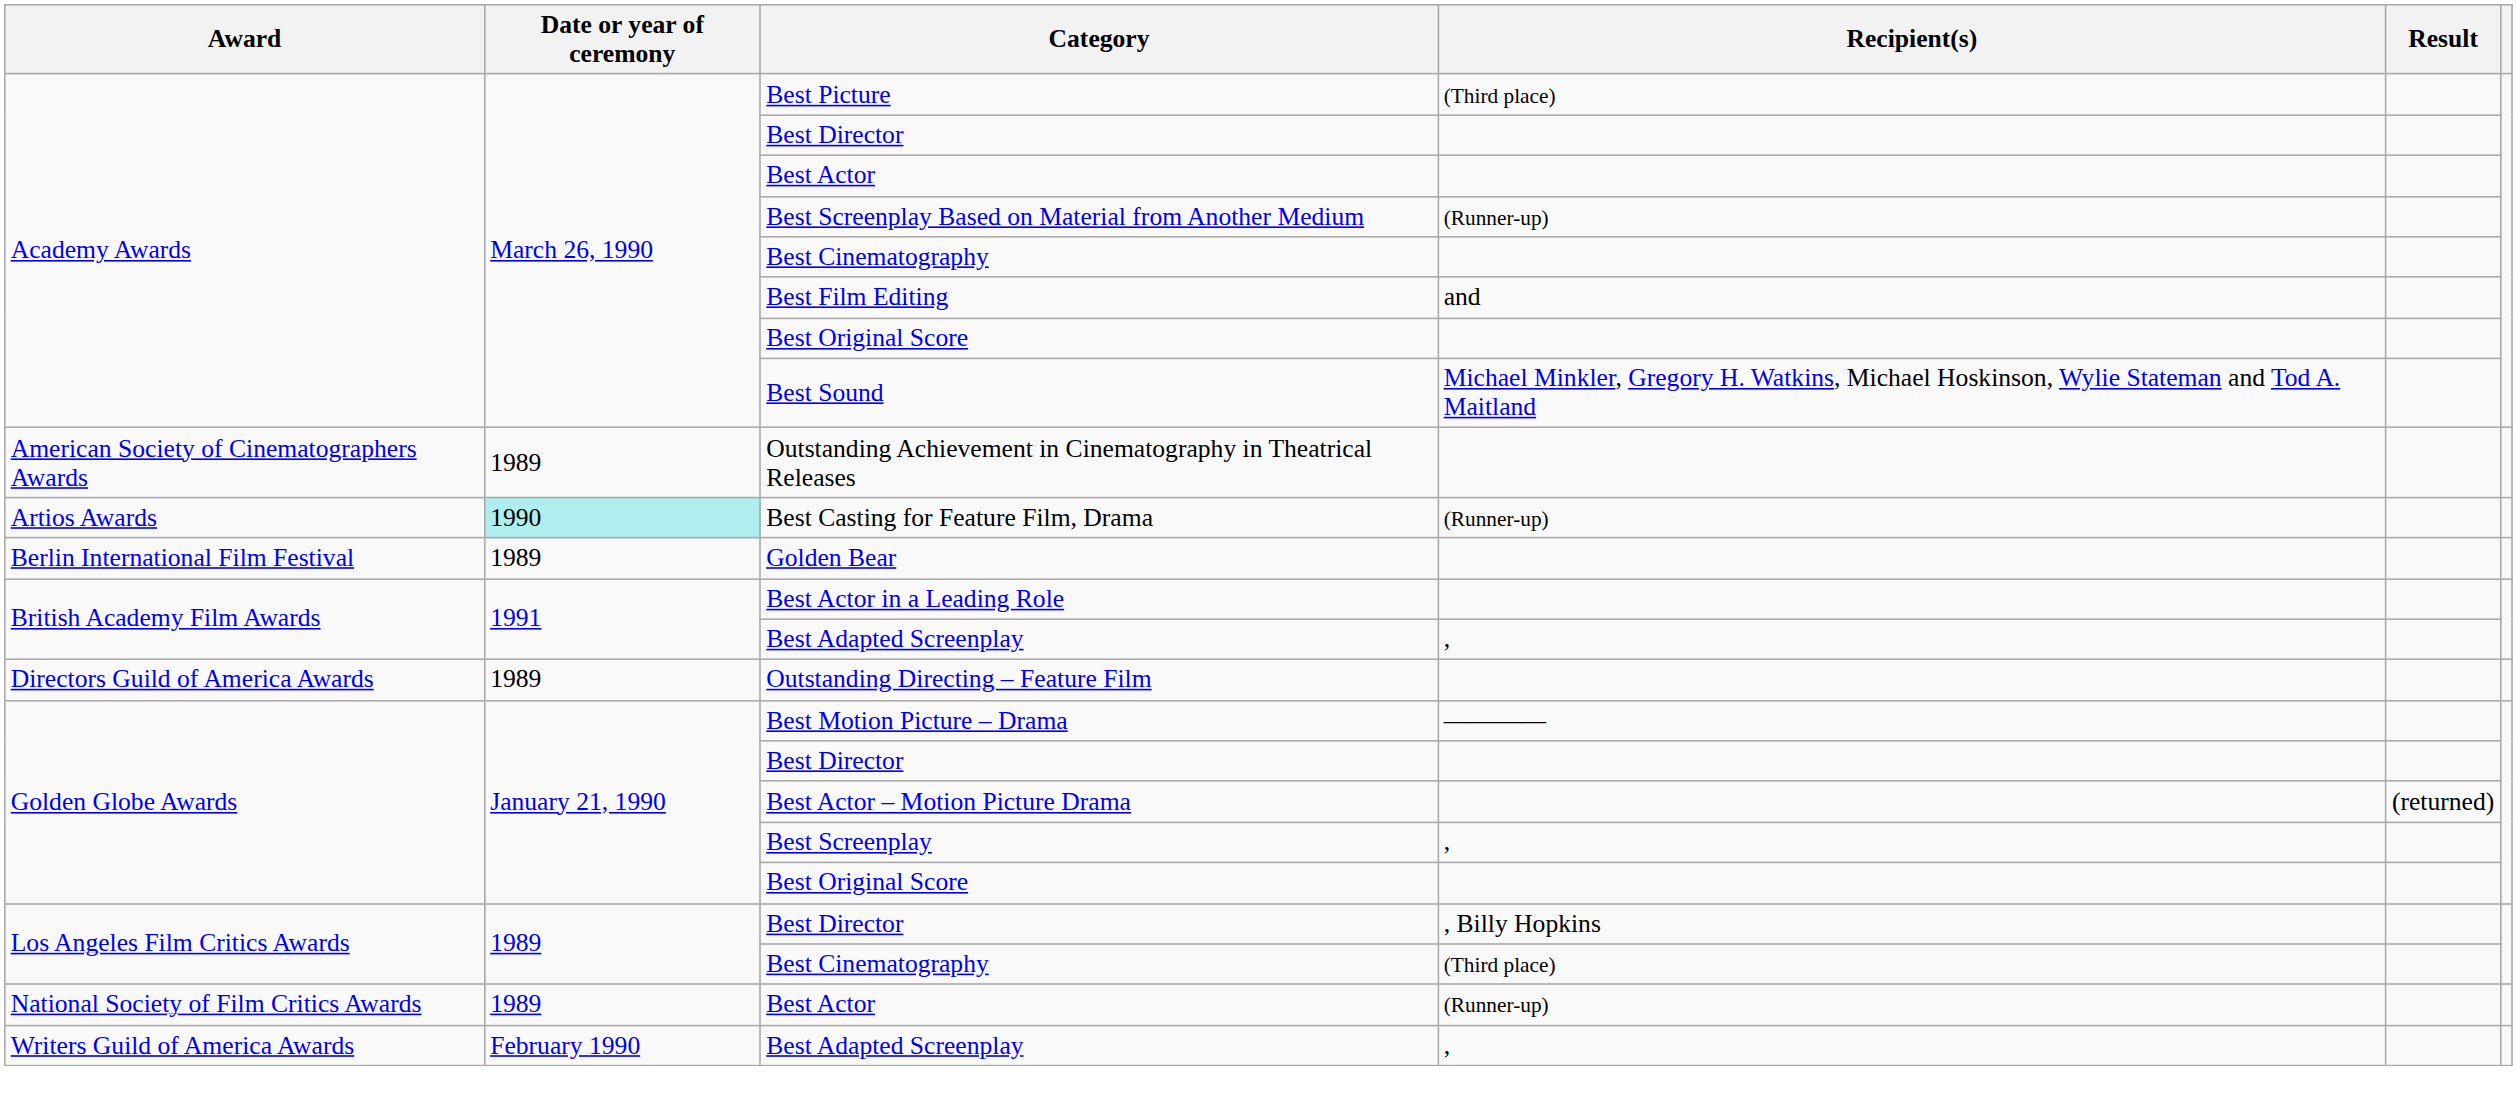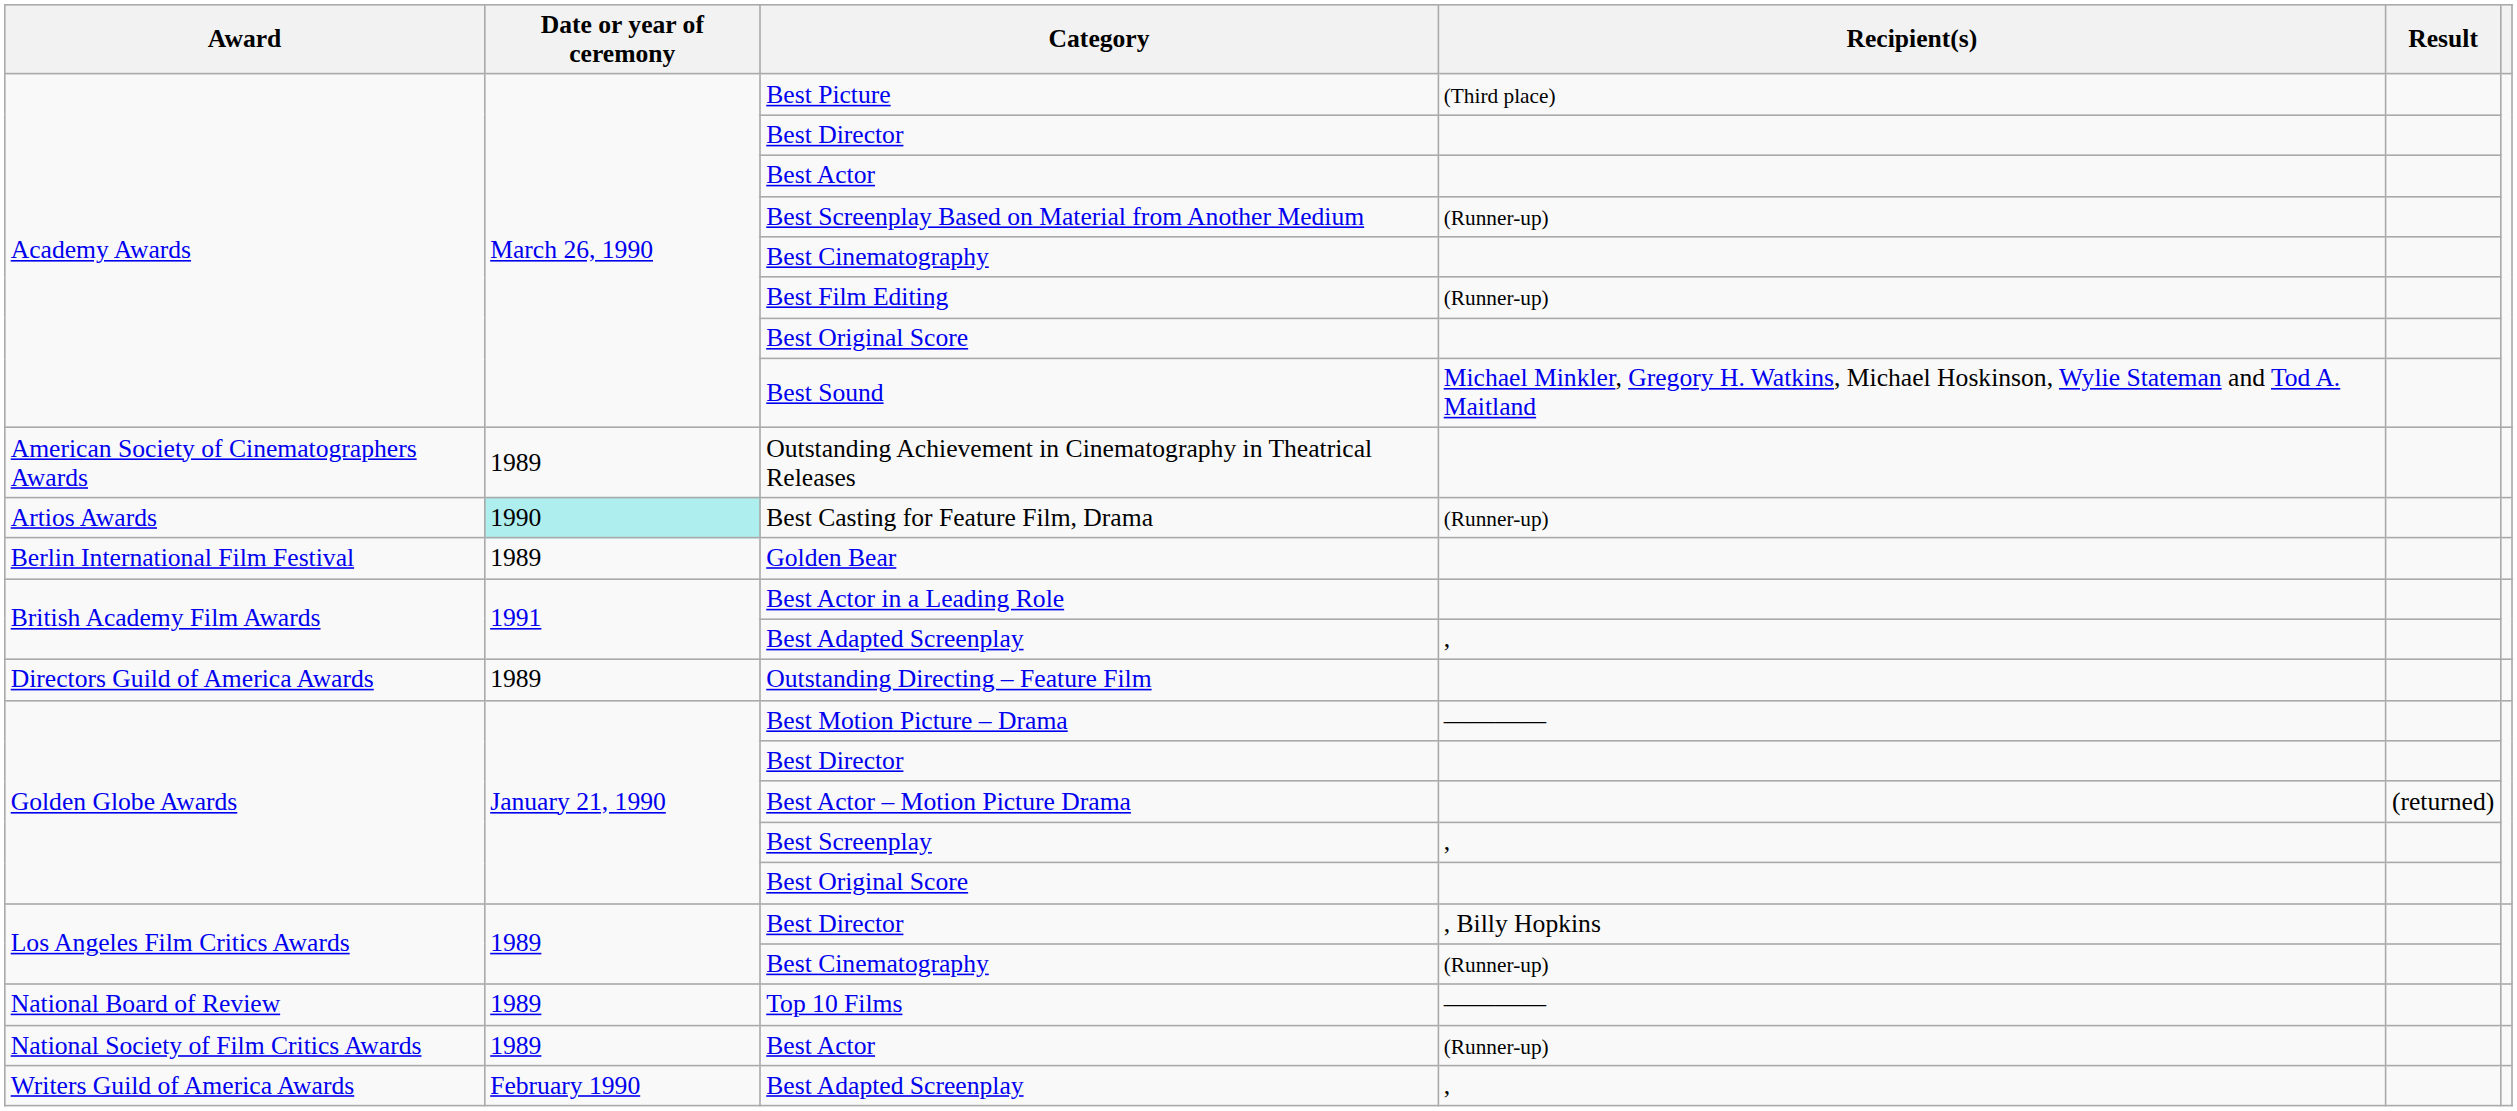(1462, 297) and -> (1496, 298) (Runner-up)
(1500, 965) (Third place) -> (1496, 965) (Runner-up)
+ row: (145, 1004)
